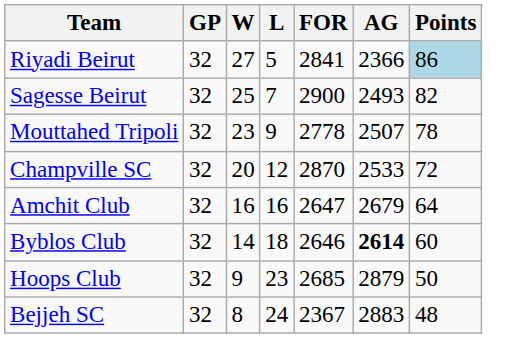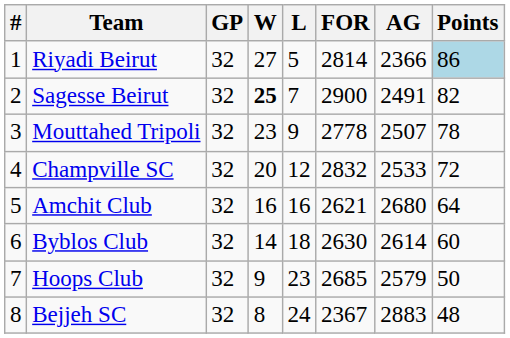+ column: (16, 22)
(322, 59) 2841 -> (344, 59) 2814
(243, 95) normal -> (265, 95) bold
(381, 95) 2493 -> (403, 95) 2491
(322, 168) 2870 -> (344, 168) 2832
(322, 205) 2647 -> (344, 205) 2621
(381, 205) 2679 -> (403, 205) 2680
(322, 242) 2646 -> (344, 242) 2630
(381, 242) bold -> (403, 242) normal
(381, 278) 2879 -> (403, 278) 2579
